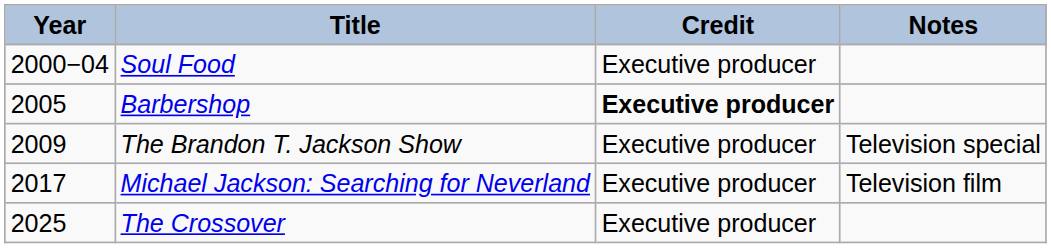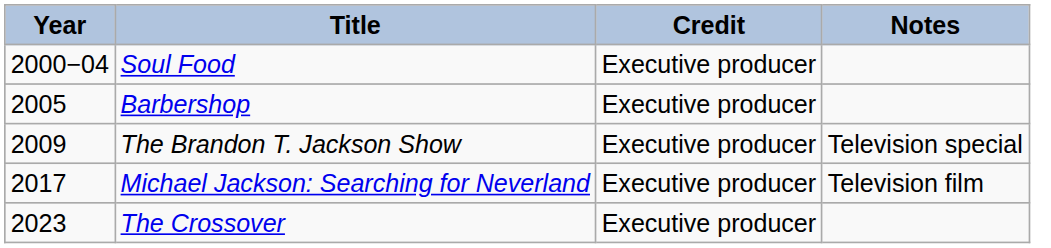(718, 104) bold -> (709, 104) normal
(39, 223) 2025 -> (39, 223) 2023
